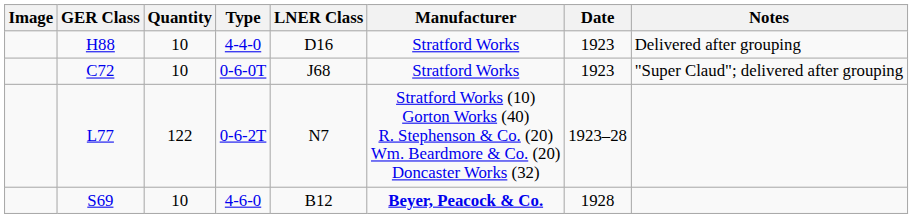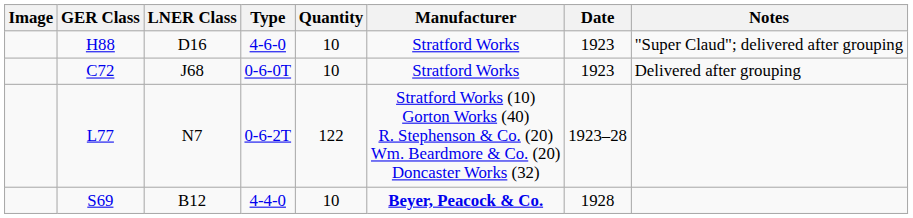columns swapped: (319, 17) <-> (180, 17)
(243, 44) 4-4-0 -> (268, 44) 4-6-0
(718, 44) Delivered after grouping -> (769, 44) "Super Claud"; delivered after grouping
(769, 71) "Super Claud"; delivered after grouping -> (718, 71) Delivered after grouping
(243, 199) 4-6-0 -> (268, 199) 4-4-0
